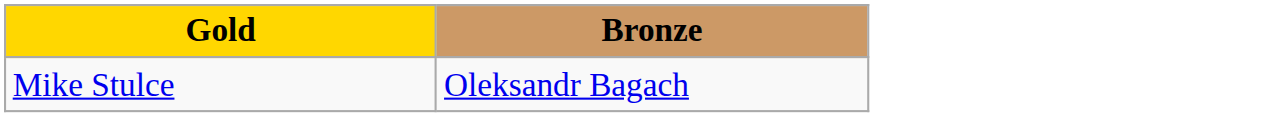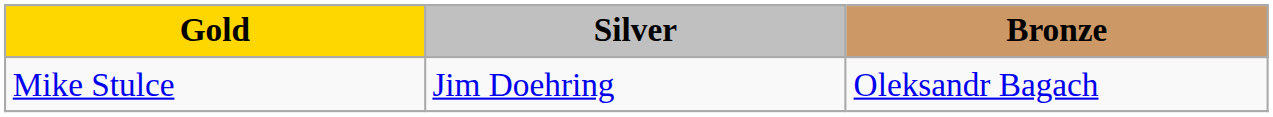+ column: (635, 30)
